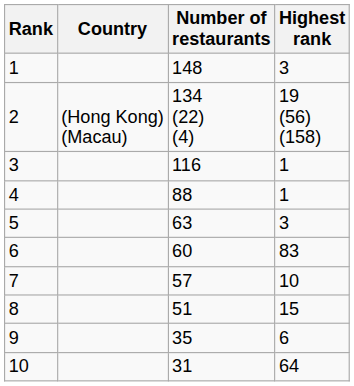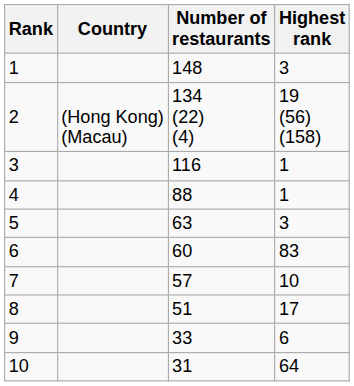(289, 309) 15 -> (289, 309) 17
(182, 337) 35 -> (182, 337) 33
